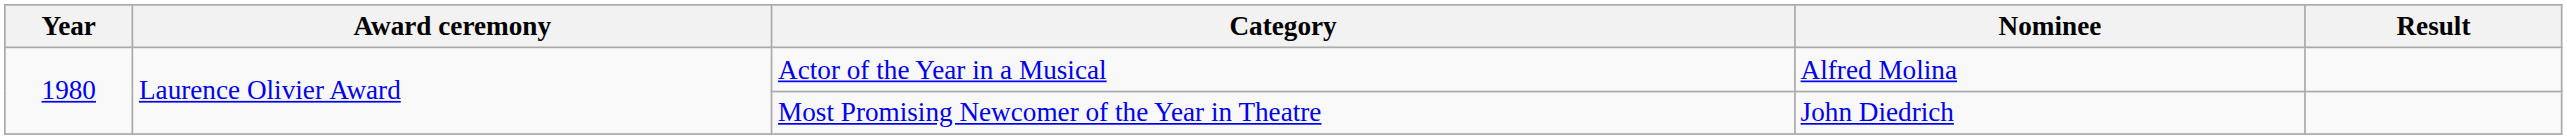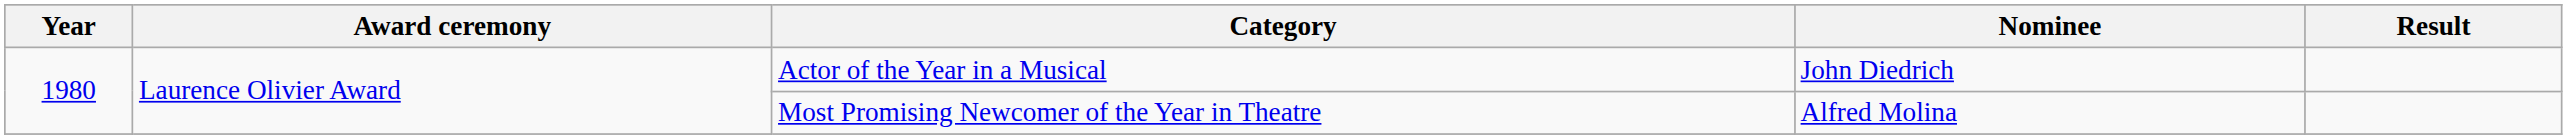(1879, 69) Alfred Molina -> (1877, 69) John Diedrich
(1877, 112) John Diedrich -> (1879, 112) Alfred Molina
